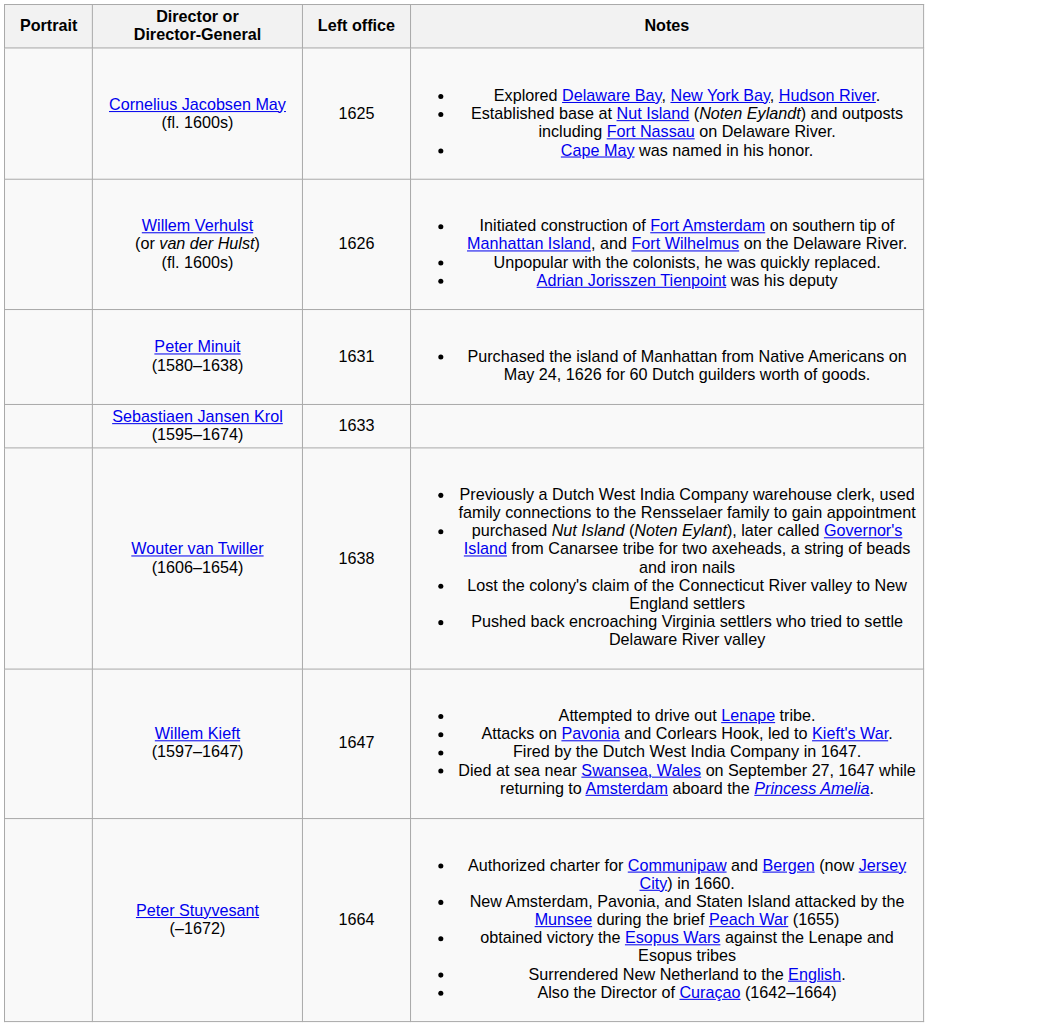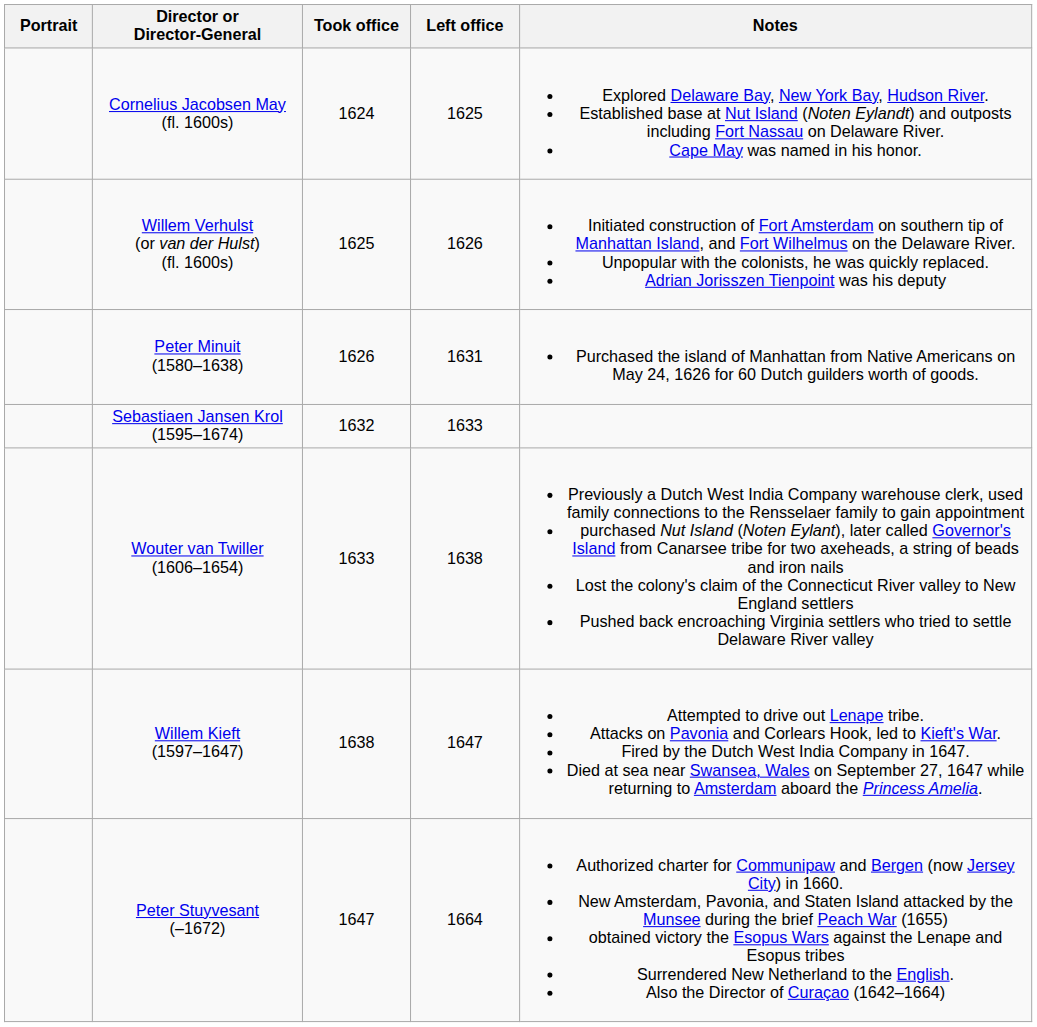+ column: (356, 26)
